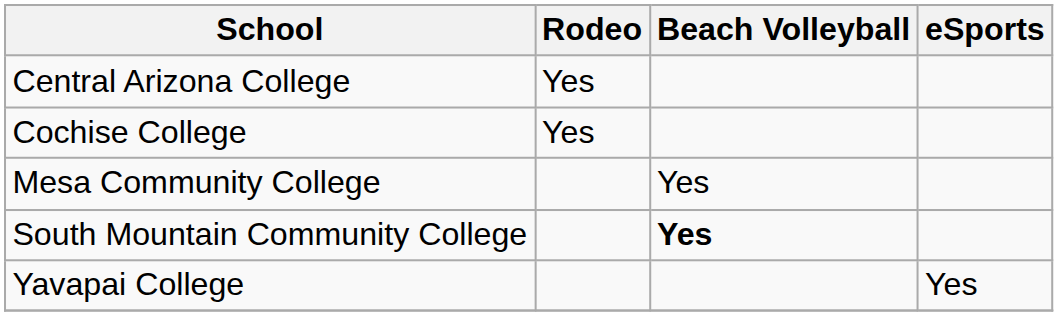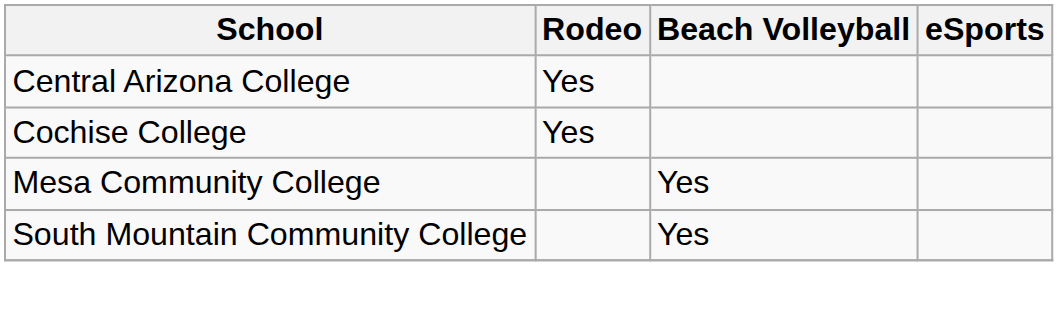(685, 234) bold -> (683, 234) normal
- row: (128, 285)
